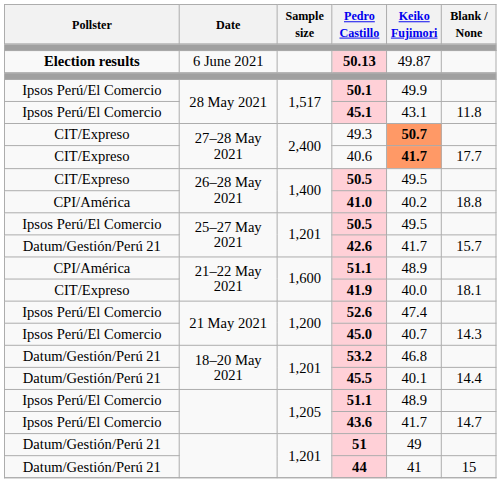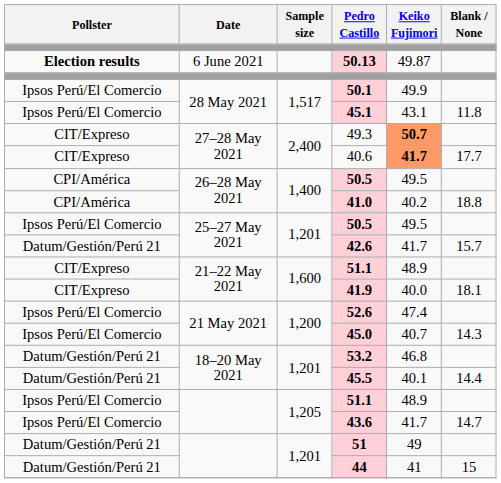(92, 179) CIT/Expreso -> (92, 179) CPI/América
(92, 267) CPI/América -> (92, 267) CIT/Expreso
